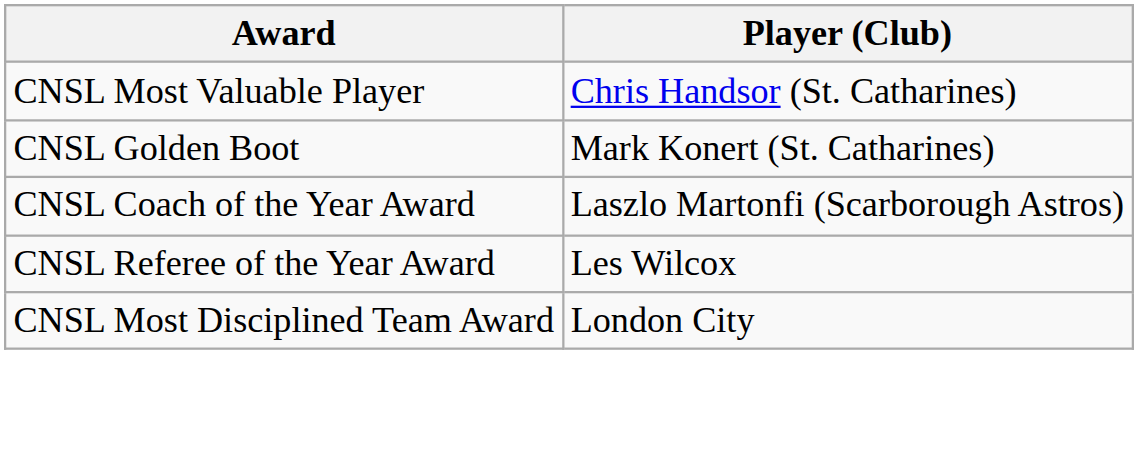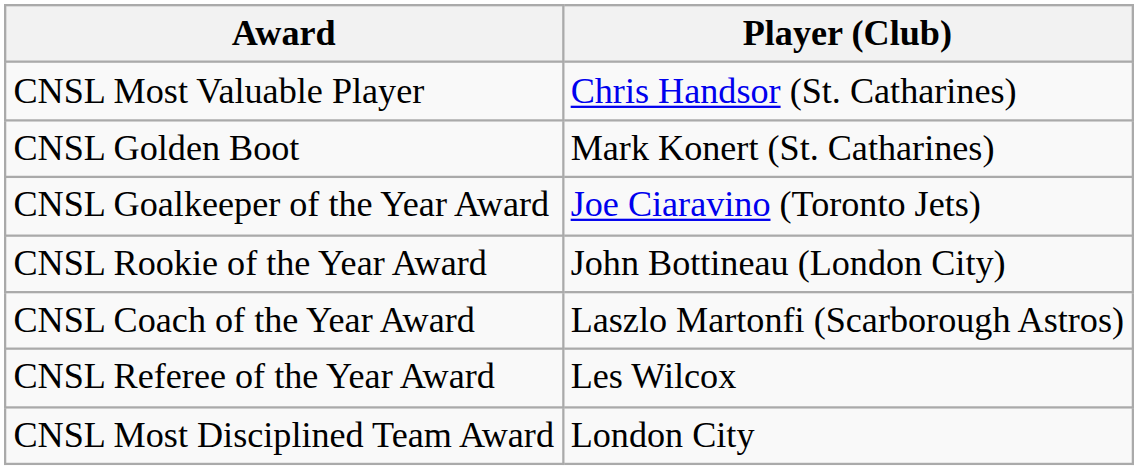+ row: (281, 205)
+ row: (250, 262)
